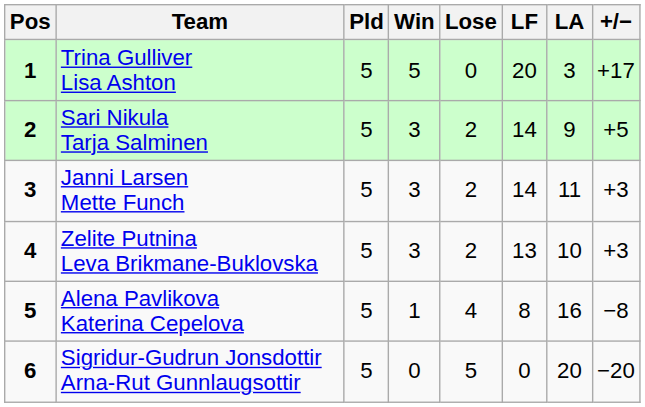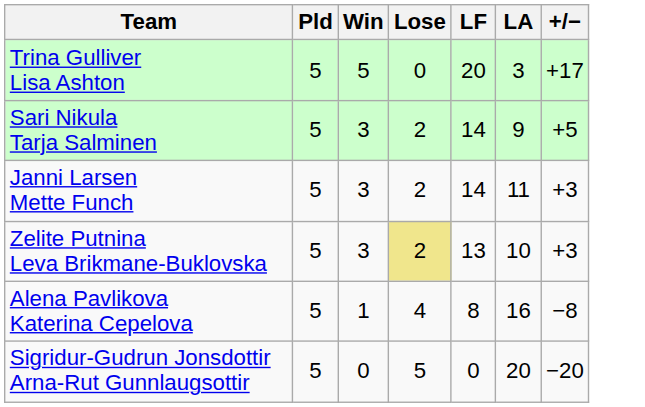- column: (30, 22)
(471, 250) no background -> (420, 250) khaki background
